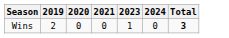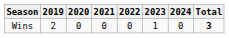+ column: (130, 12)
